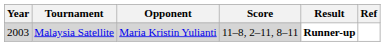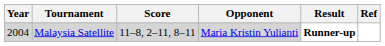columns swapped: (168, 14) <-> (260, 14)
(18, 32) 2003 -> (18, 32) 2004
